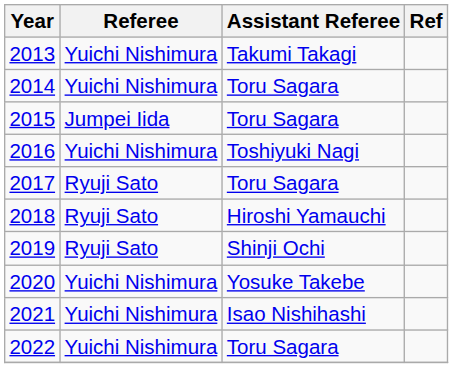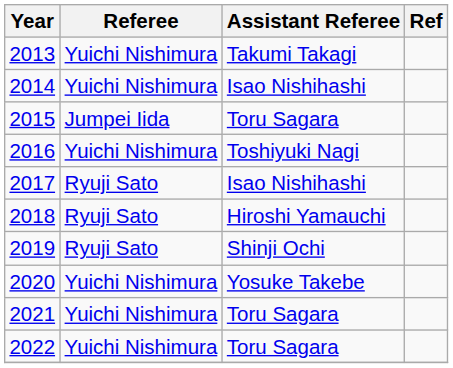(283, 86) Toru Sagara -> (296, 86) Isao Nishihashi
(283, 184) Toru Sagara -> (296, 184) Isao Nishihashi
(296, 313) Isao Nishihashi -> (283, 313) Toru Sagara
